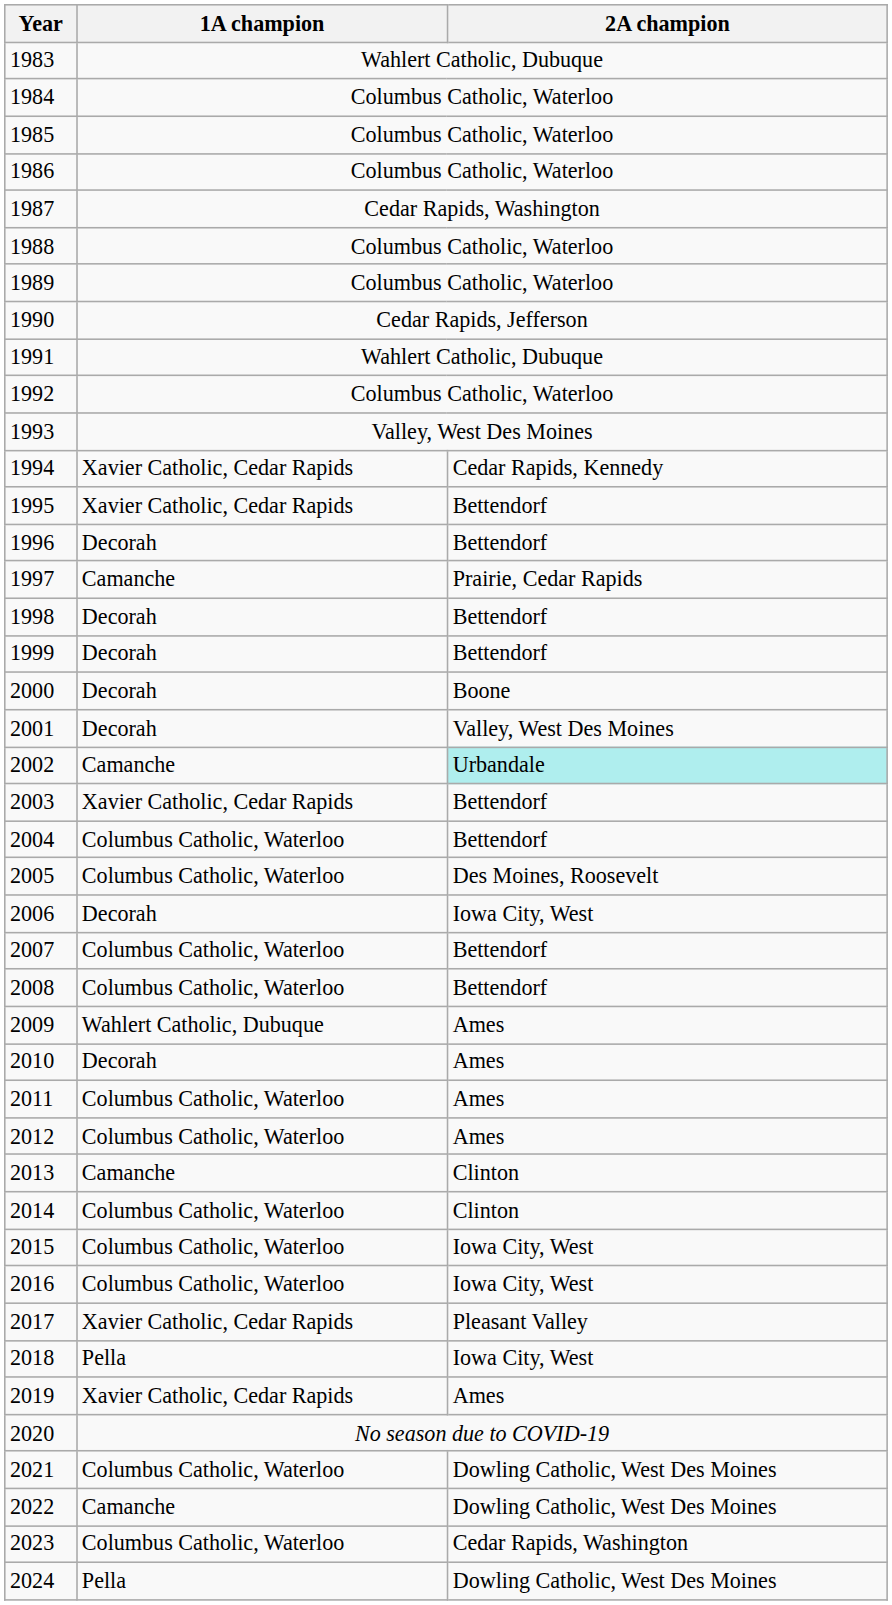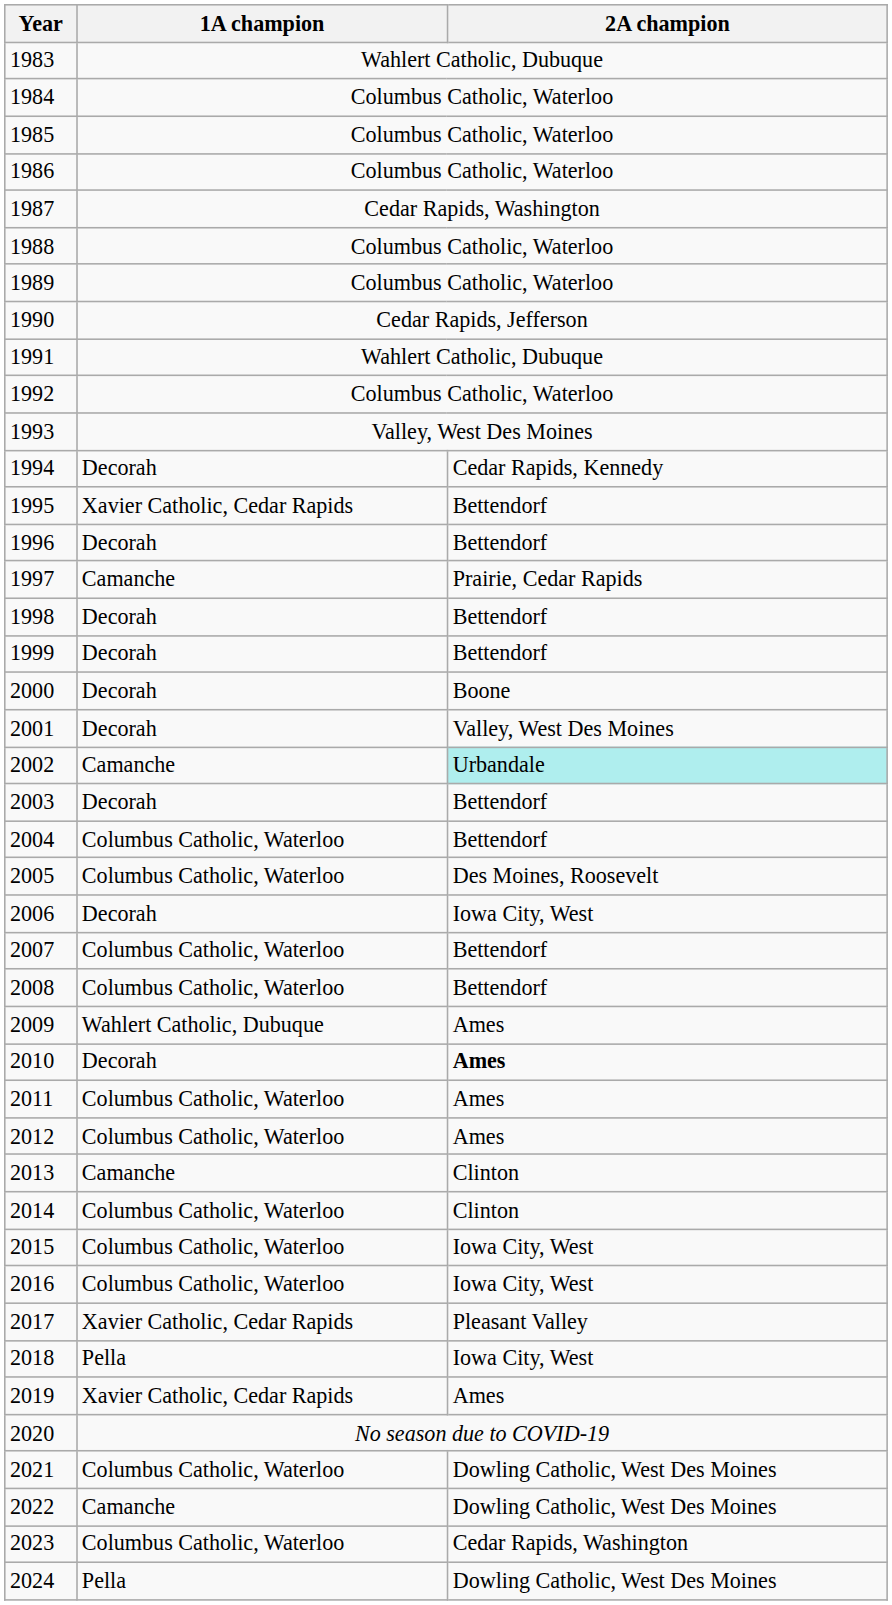(218, 468) Xavier Catholic, Cedar Rapids -> (119, 468) Decorah
(218, 802) Xavier Catholic, Cedar Rapids -> (119, 802) Decorah
(478, 1061) normal -> (479, 1061) bold
